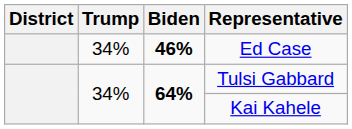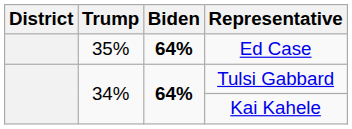(111, 49) 34% -> (111, 49) 35%
(174, 49) 46% -> (174, 49) 64%
